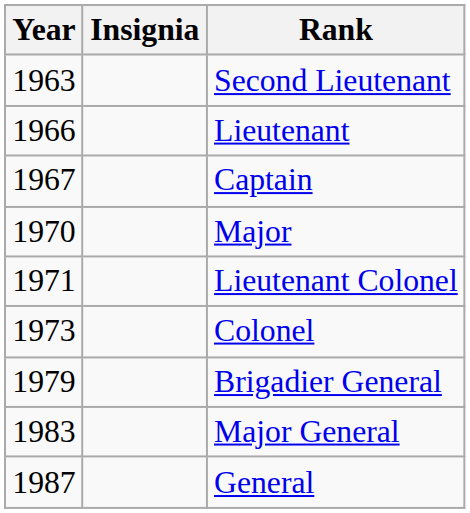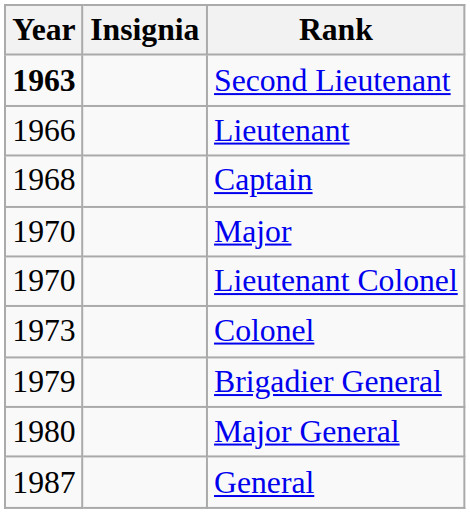(44, 79) normal -> (44, 79) bold
(44, 180) 1967 -> (44, 180) 1968
(44, 280) 1971 -> (44, 280) 1970
(44, 431) 1983 -> (44, 431) 1980
